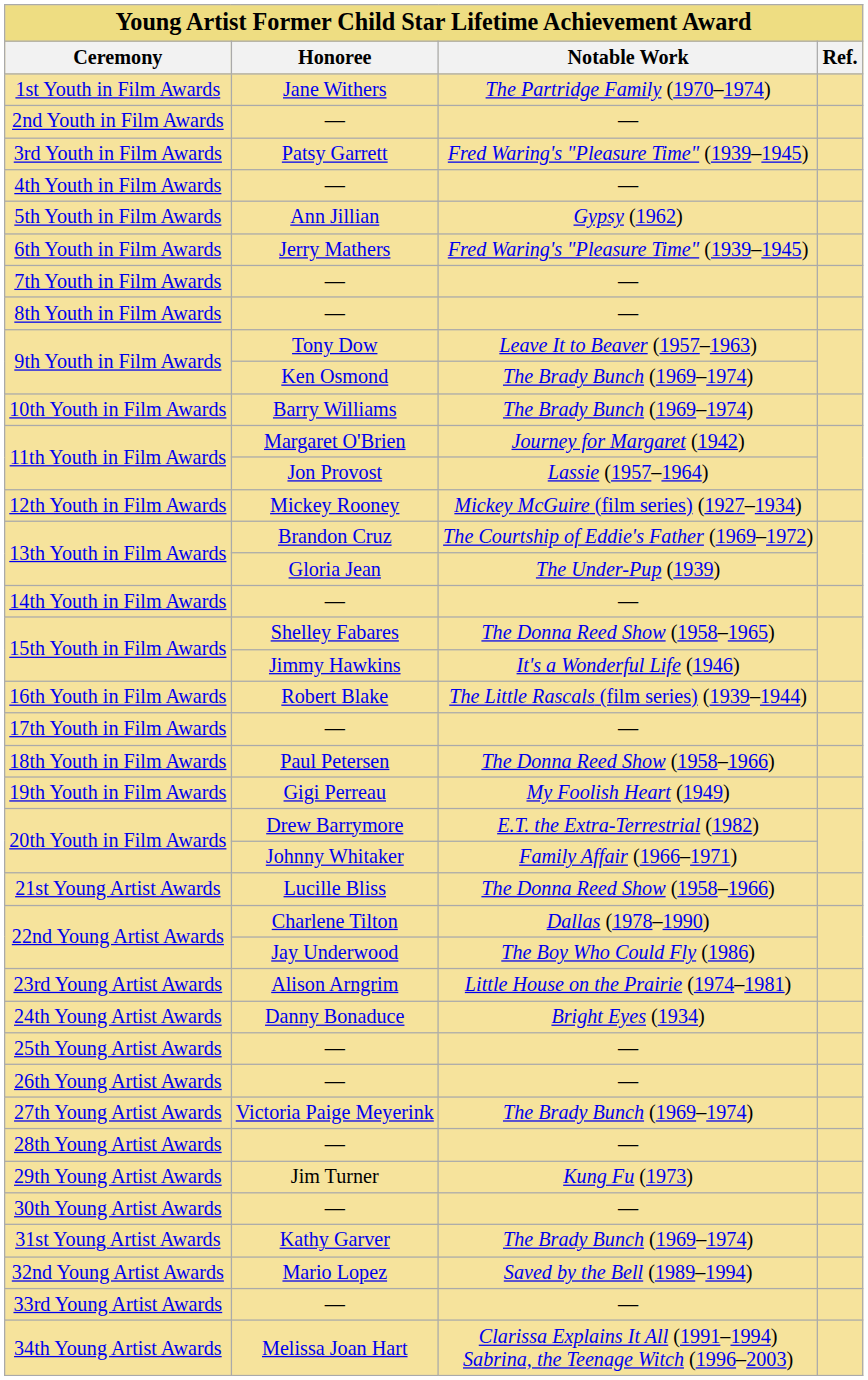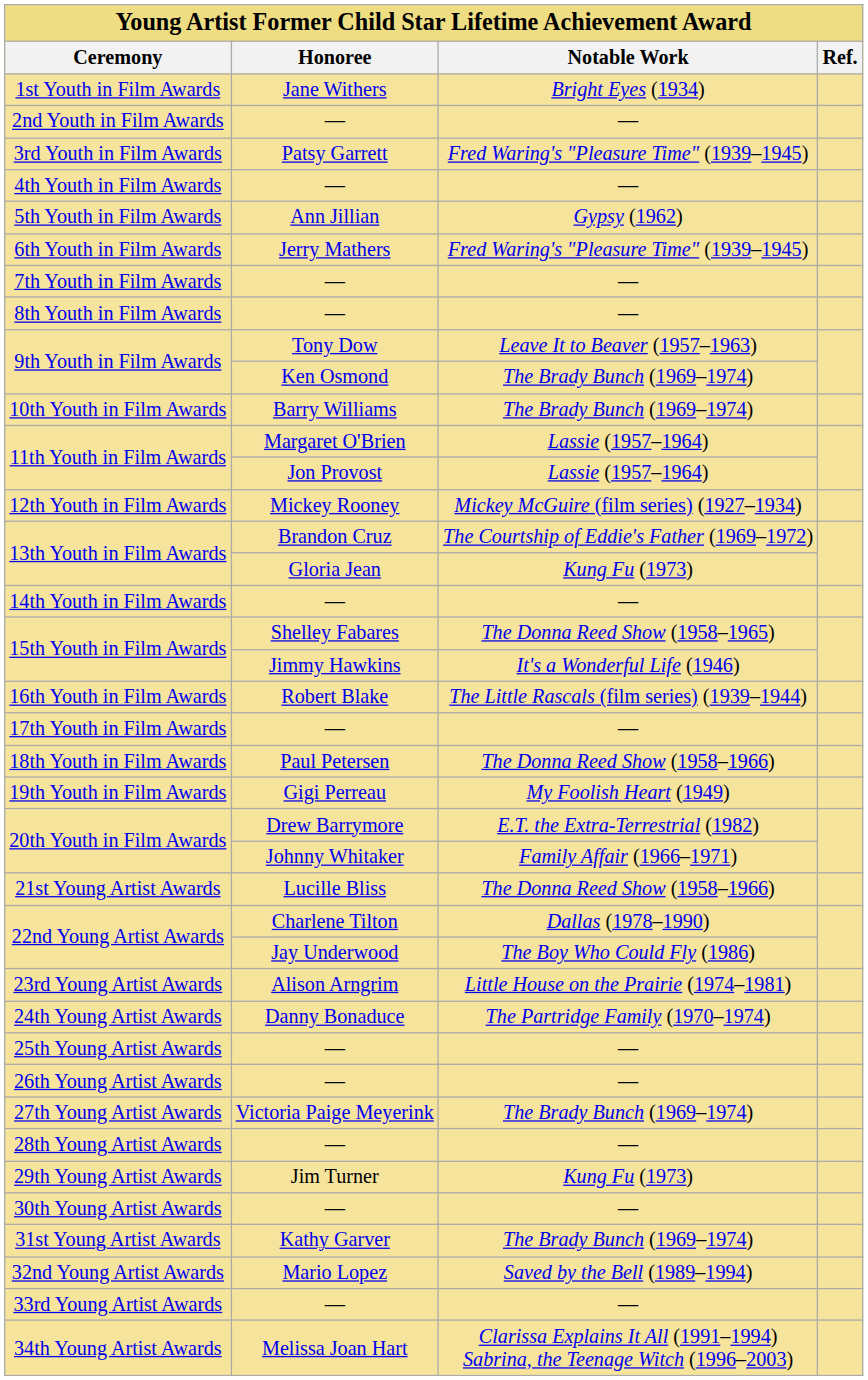(628, 89) The Partridge Family (1970–1974) -> (628, 89) Bright Eyes (1934)
(628, 441) Journey for Margaret (1942) -> (628, 441) Lassie (1957–1964)
(628, 569) The Under-Pup (1939) -> (628, 569) Kung Fu (1973)
(628, 1016) Bright Eyes (1934) -> (628, 1016) The Partridge Family (1970–1974)
